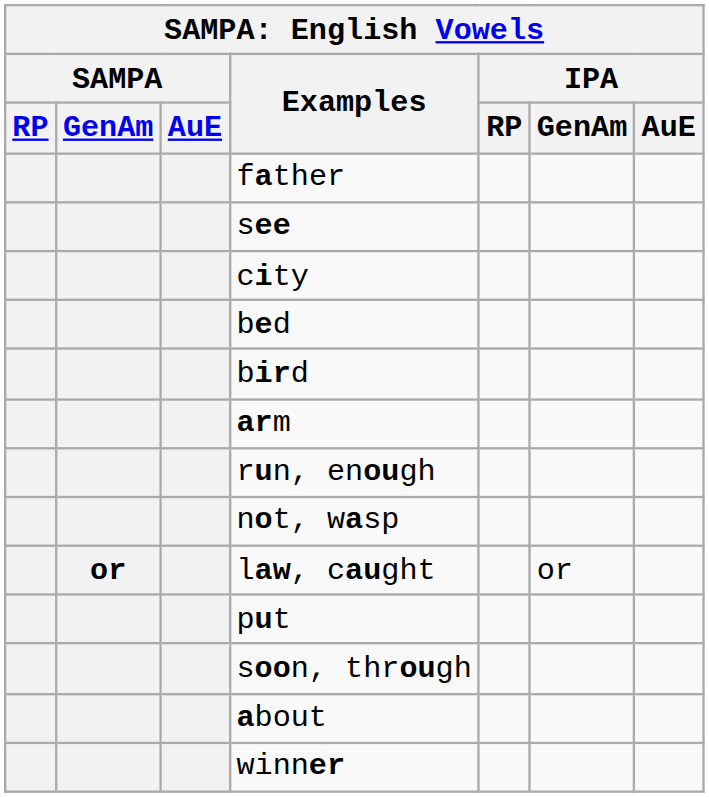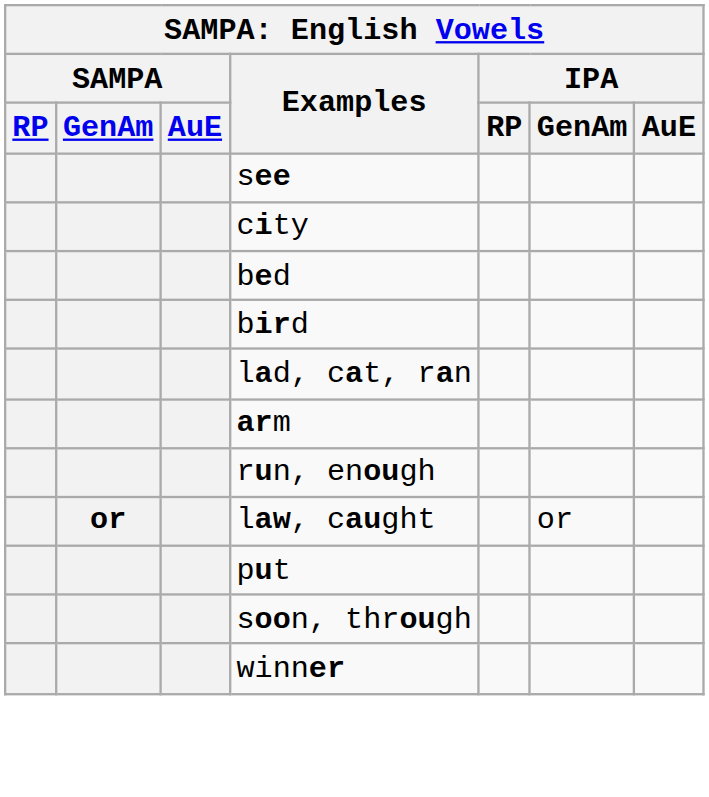- row: (291, 177)
+ row: (354, 374)
- row: (318, 521)
- row: (282, 718)
